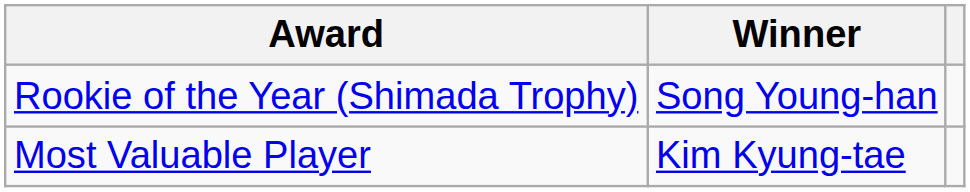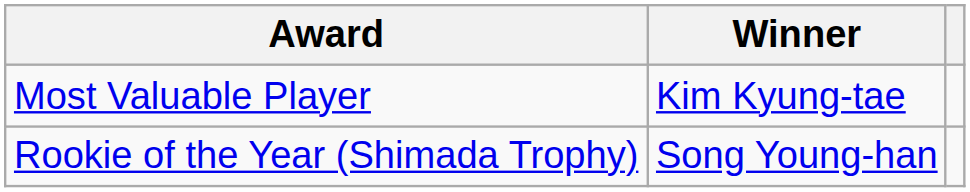rows swapped: (192, 155) <-> (326, 95)
